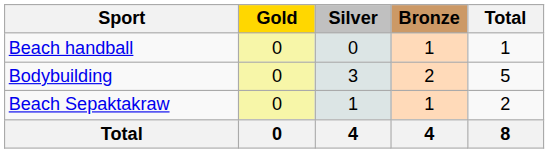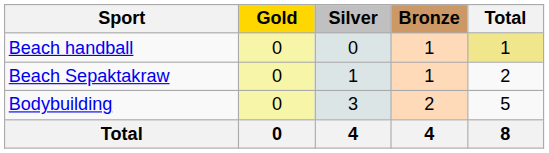(505, 47) no background -> (505, 47) khaki background
rows swapped: (89, 104) <-> (61, 76)
